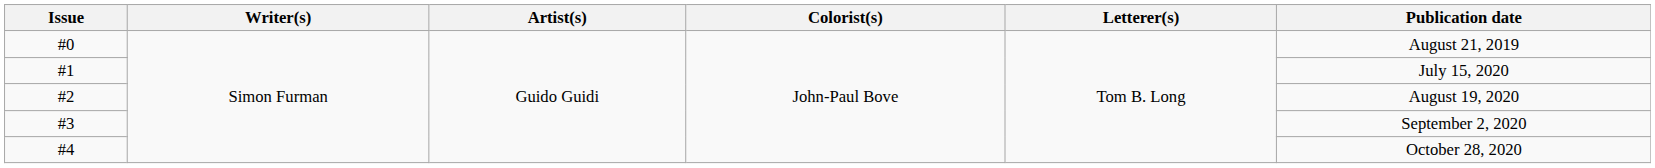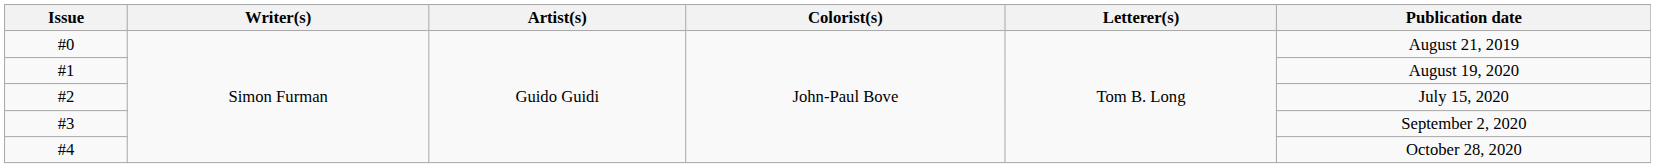(1464, 70) July 15, 2020 -> (1464, 70) August 19, 2020
(1464, 96) August 19, 2020 -> (1464, 96) July 15, 2020
